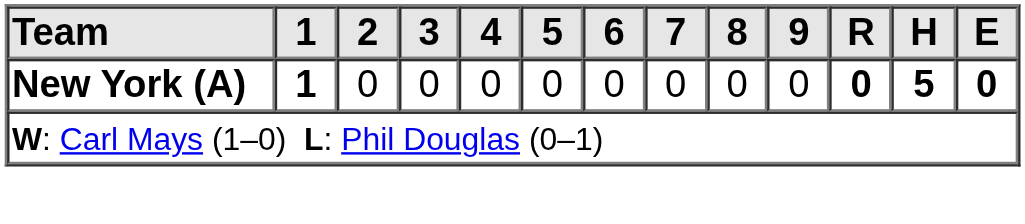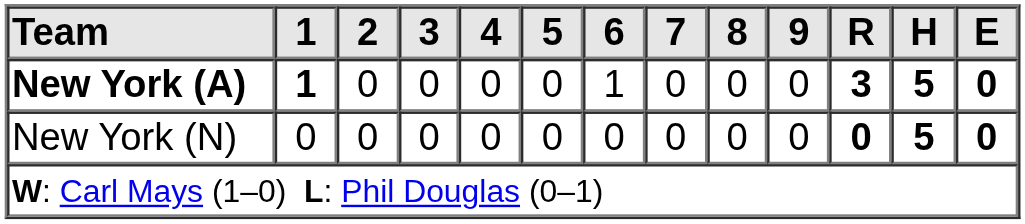(614, 84) 0 -> (614, 84) 1
(861, 84) 0 -> (861, 84) 3
+ row: (125, 137)
